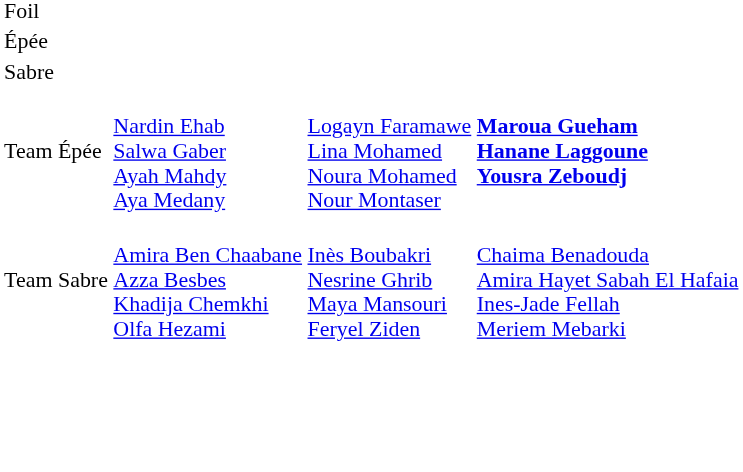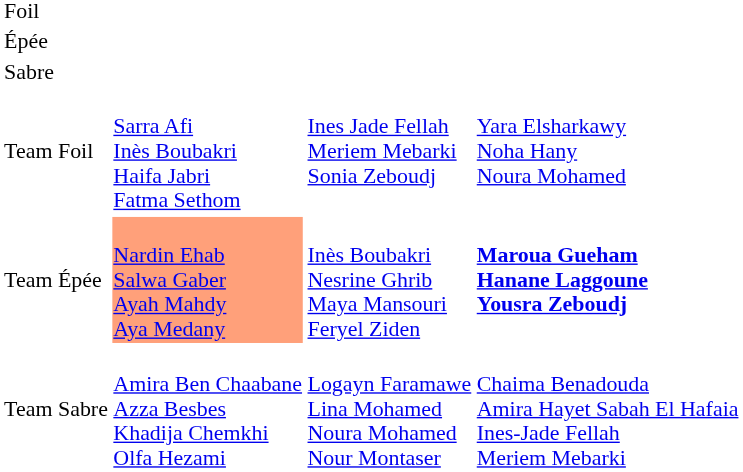+ row: (49, 150)
(170, 163) no background -> (170, 292) lightsalmon background
(389, 163) Logayn Faramawe Lina Mohamed Noura Mohamed Nour Montaser -> (377, 292) Inès Boubakri Nesrine Ghrib Maya Mansouri Feryel Ziden
(377, 292) Inès Boubakri Nesrine Ghrib Maya Mansouri Feryel Ziden -> (389, 420) Logayn Faramawe Lina Mohamed Noura Mohamed Nour Montaser
